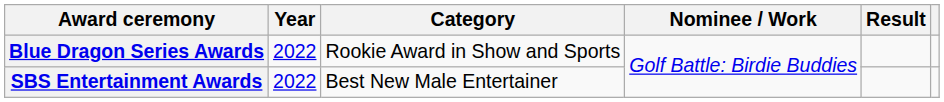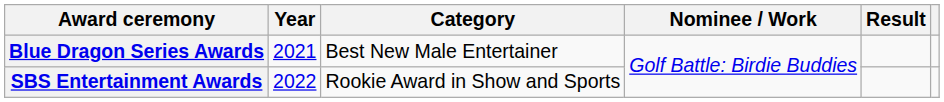(295, 50) 2022 -> (295, 50) 2021
(473, 50) Rookie Award in Show and Sports -> (442, 50) Best New Male Entertainer
(442, 81) Best New Male Entertainer -> (473, 81) Rookie Award in Show and Sports
